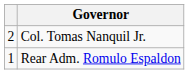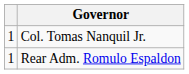(11, 36) 2 -> (11, 36) 1
